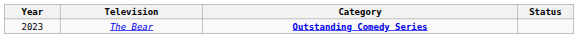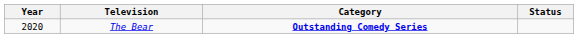(32, 26) 2023 -> (32, 26) 2020
